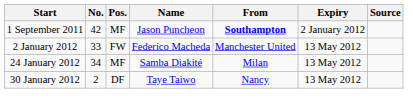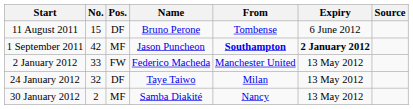+ row: (45, 29)
(333, 29) normal -> (335, 46) bold
(96, 63) 34 -> (96, 79) 32
(118, 63) MF -> (118, 79) DF
(171, 63) Samba Diakité -> (171, 79) Taye Taiwo
(118, 79) DF -> (118, 96) MF
(171, 79) Taye Taiwo -> (171, 96) Samba Diakité
